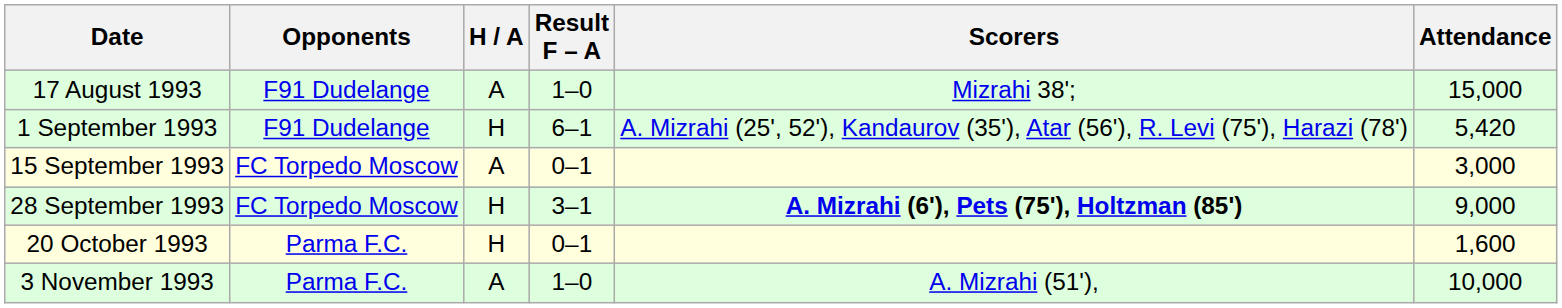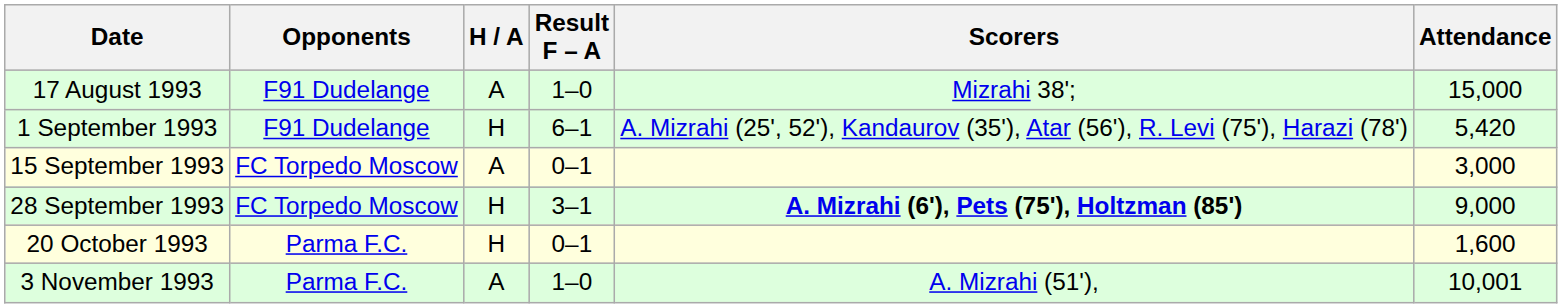(1485, 282) 10,000 -> (1485, 282) 10,001
